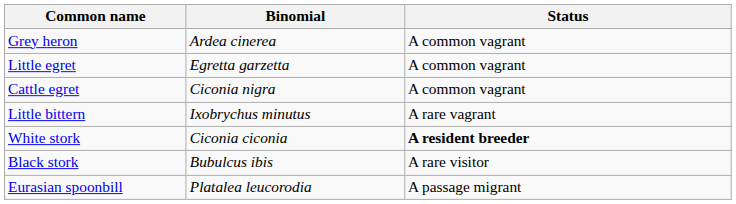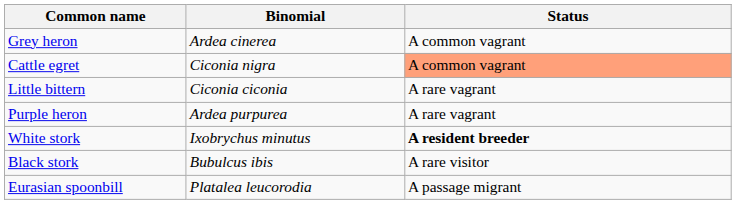- row: (42, 65)
(467, 89) no background -> (467, 65) lightsalmon background
(250, 114) Ixobrychus minutus -> (239, 89) Ciconia ciconia
+ row: (47, 114)
(239, 138) Ciconia ciconia -> (250, 138) Ixobrychus minutus
